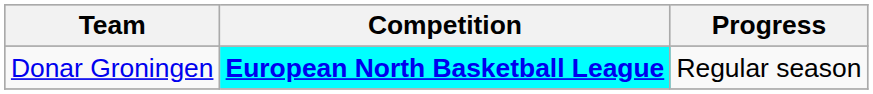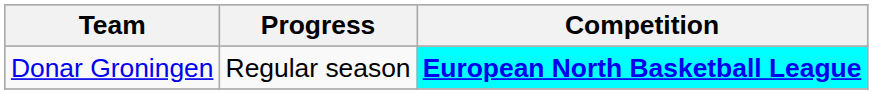columns swapped: (445, 25) <-> (769, 25)
